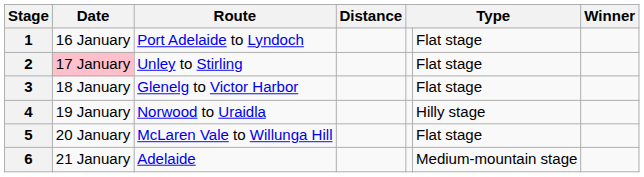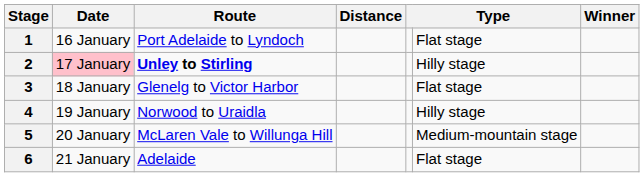(190, 64) normal -> (195, 64) bold
(449, 64) Flat stage -> (451, 64) Hilly stage
(449, 135) Flat stage -> (497, 135) Medium-mountain stage
(497, 159) Medium-mountain stage -> (449, 159) Flat stage
